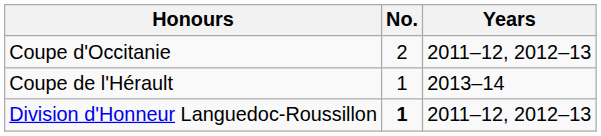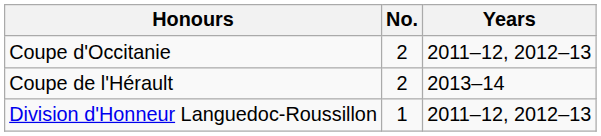(402, 83) 1 -> (402, 83) 2
(402, 114) bold -> (402, 114) normal
